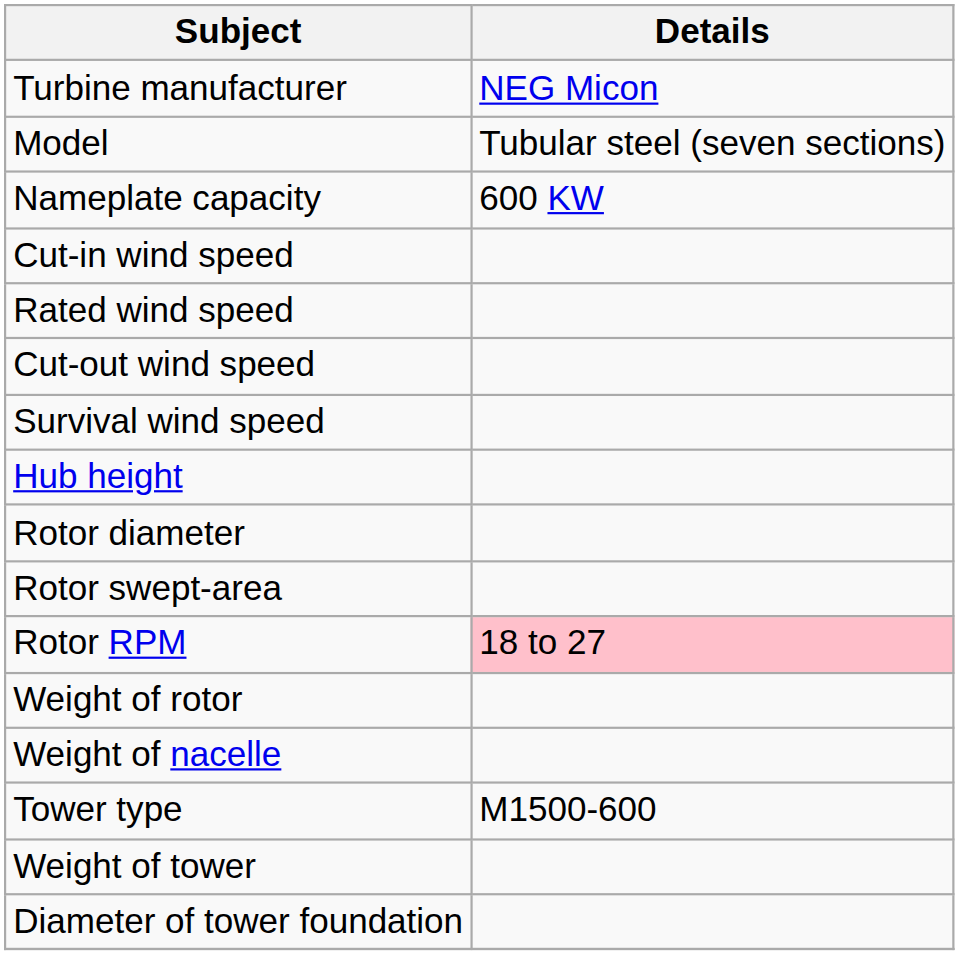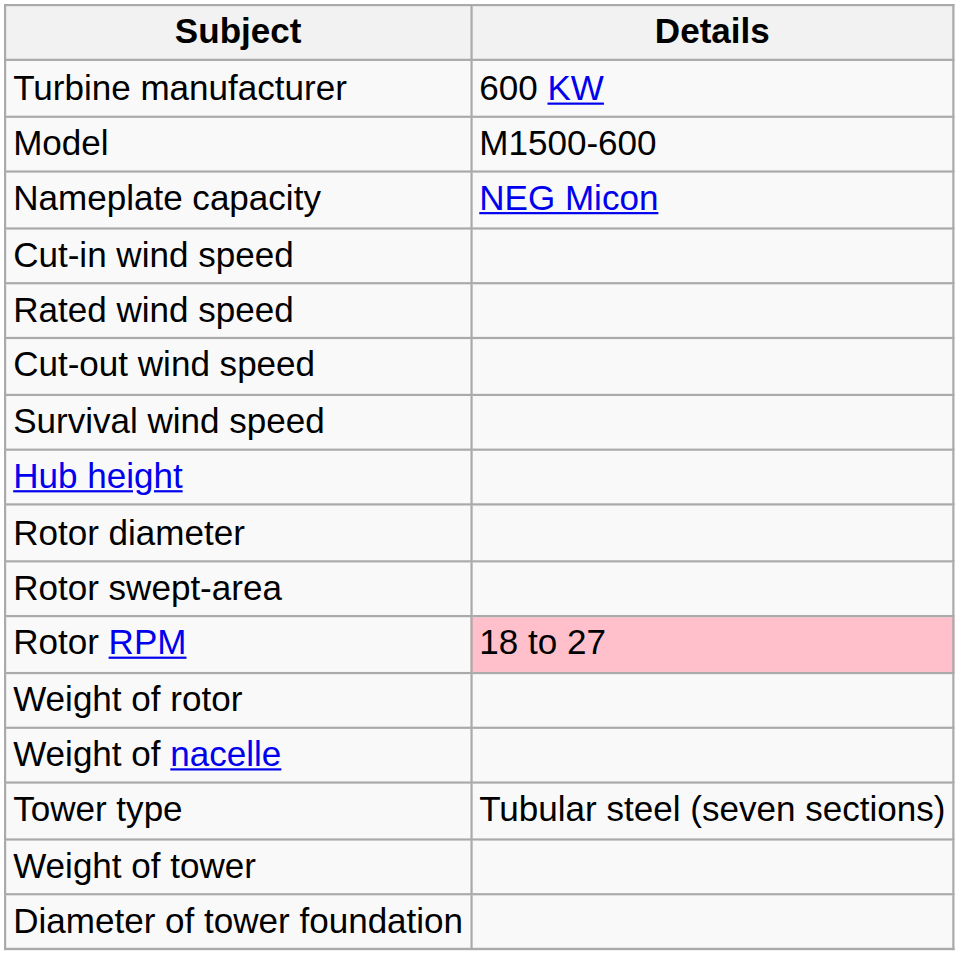(569, 87) NEG Micon -> (542, 87) 600 KW
(712, 143) Tubular steel (seven sections) -> (568, 143) M1500-600
(542, 198) 600 KW -> (569, 198) NEG Micon
(568, 810) M1500-600 -> (712, 810) Tubular steel (seven sections)
